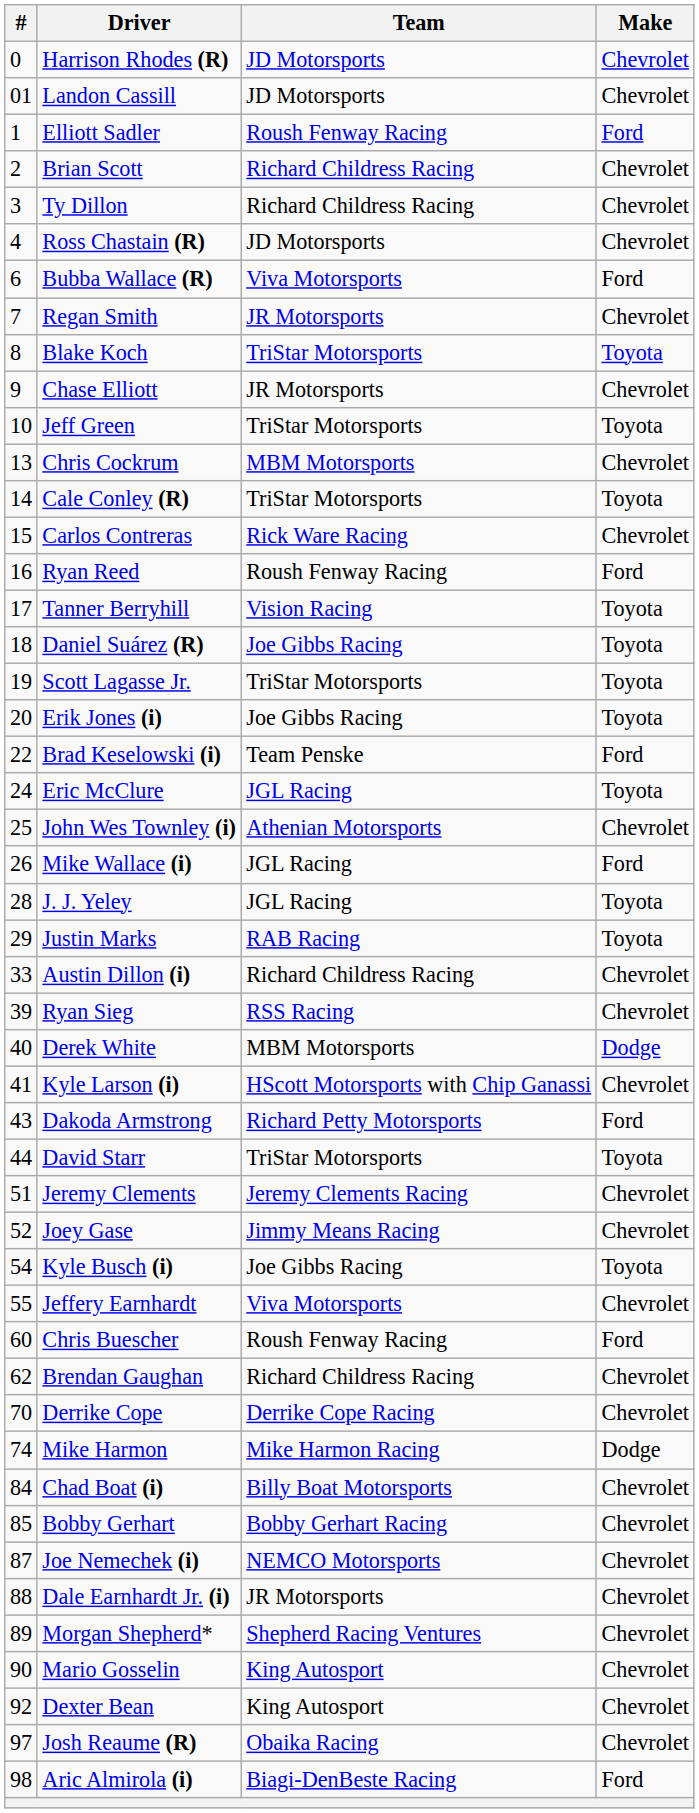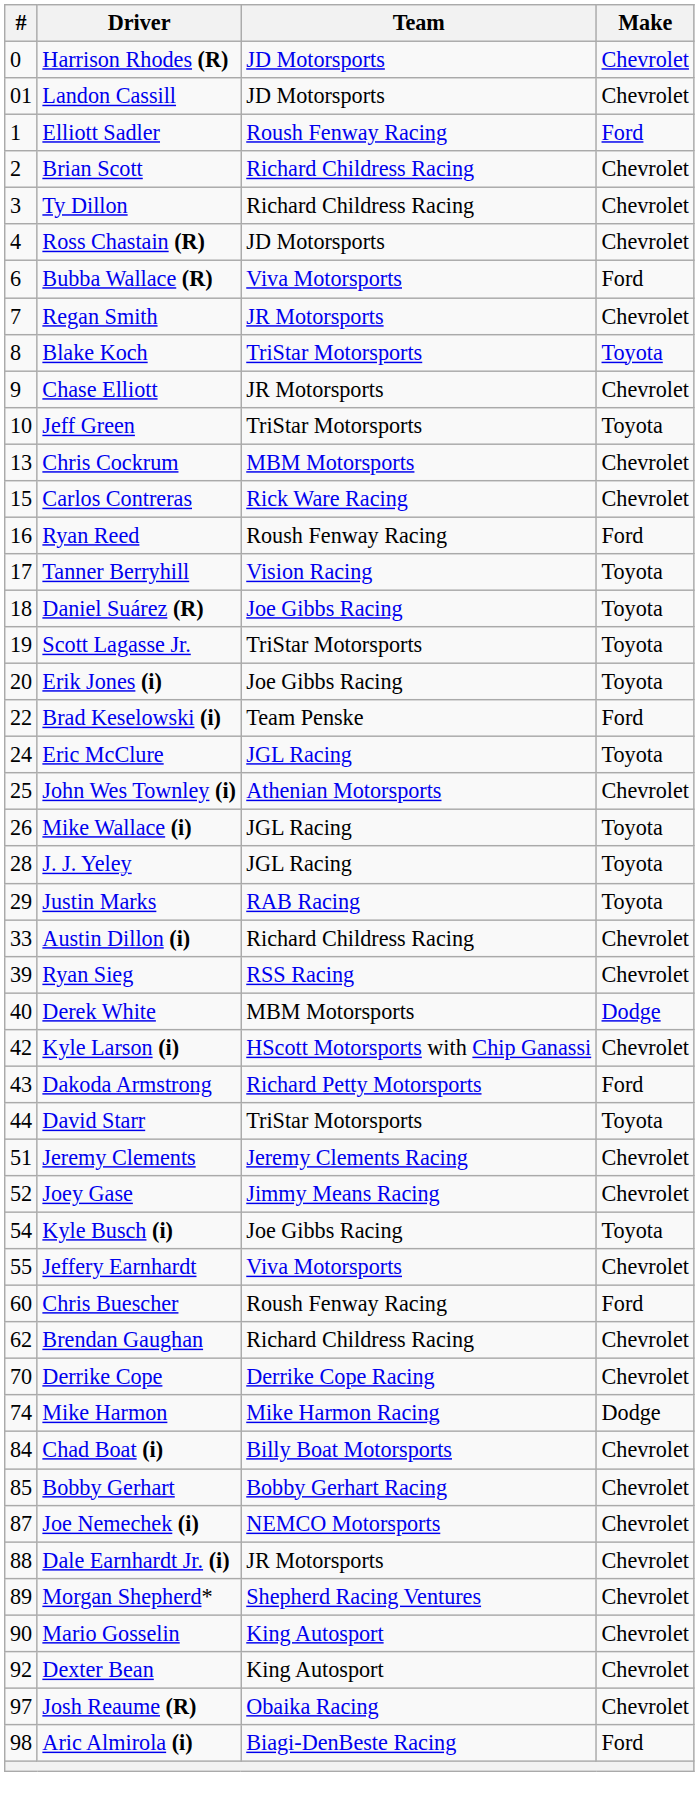- row: (116, 498)
(622, 864) Ford -> (632, 827) Toyota
(21, 1084) 41 -> (21, 1047) 42
